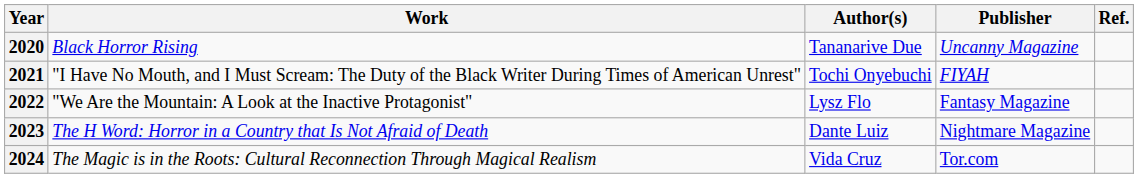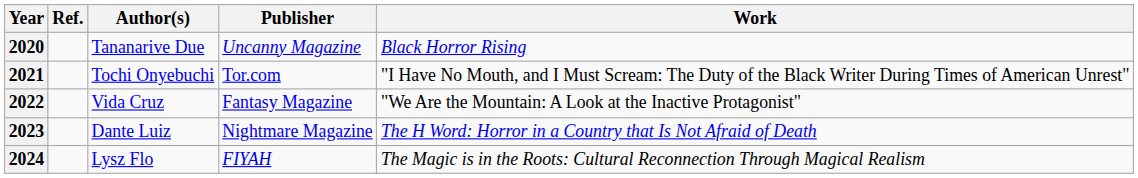columns swapped: (427, 18) <-> (1114, 18)
(964, 74) FIYAH -> (252, 74) Tor.com
(840, 103) Lysz Flo -> (128, 103) Vida Cruz
(845, 159) Vida Cruz -> (122, 159) Lysz Flo
(969, 159) Tor.com -> (247, 159) FIYAH
